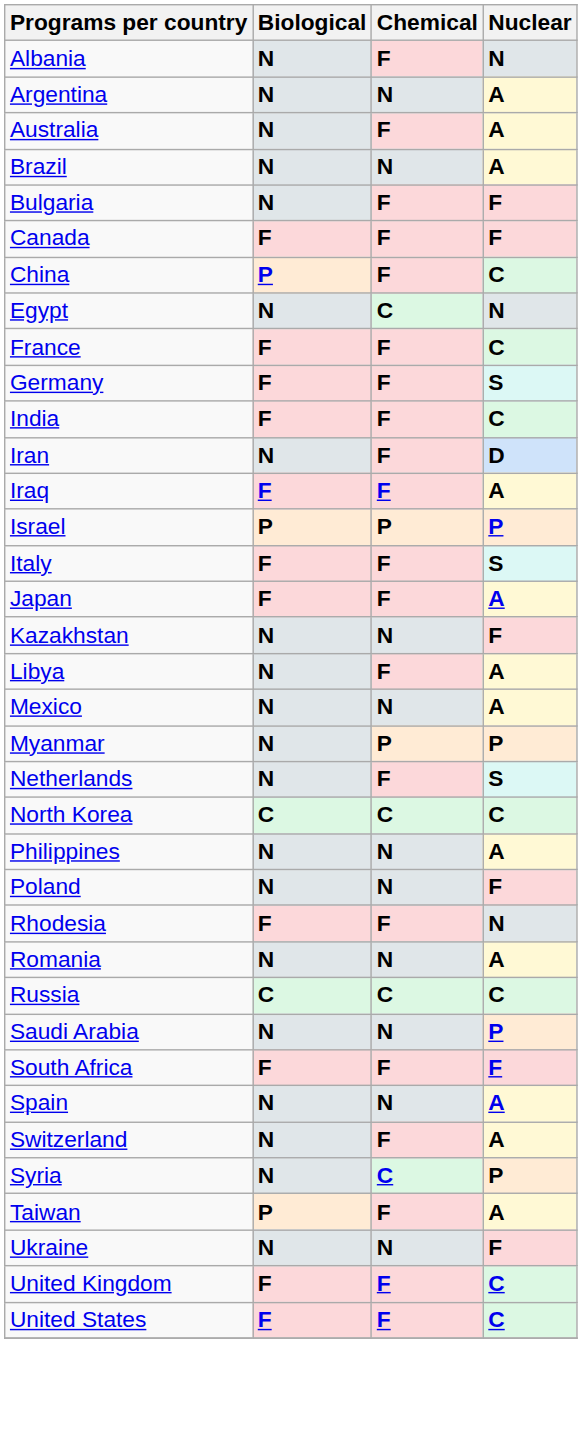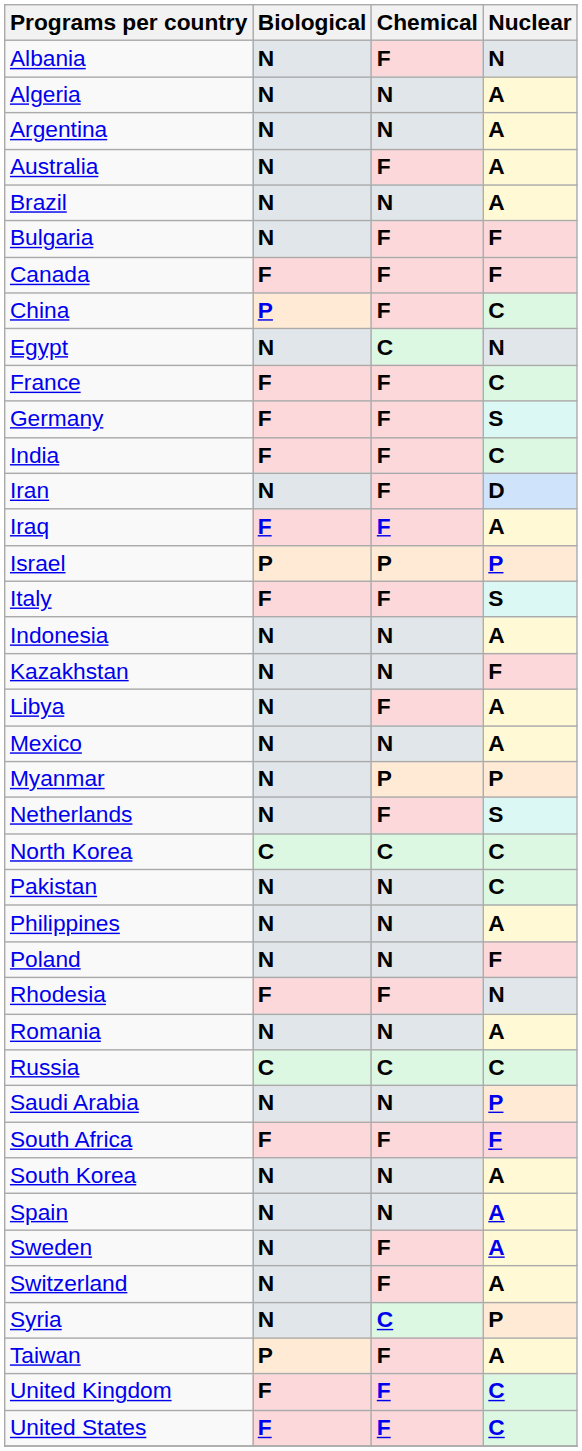+ row: (45, 94)
+ row: (59, 635)
- row: (41, 599)
+ row: (54, 887)
+ row: (73, 1175)
+ row: (51, 1247)
- row: (49, 1247)
